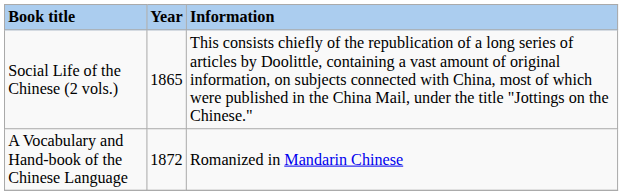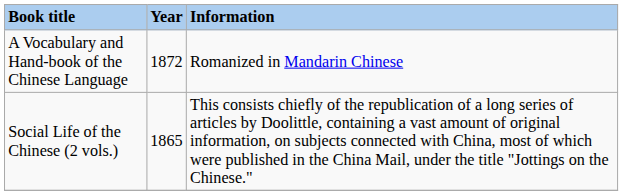rows swapped: (65, 79) <-> (68, 159)
